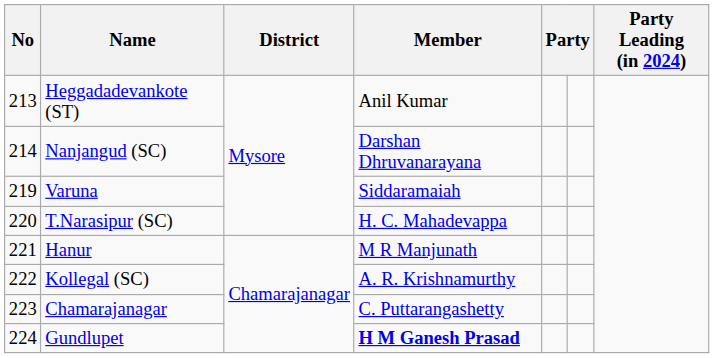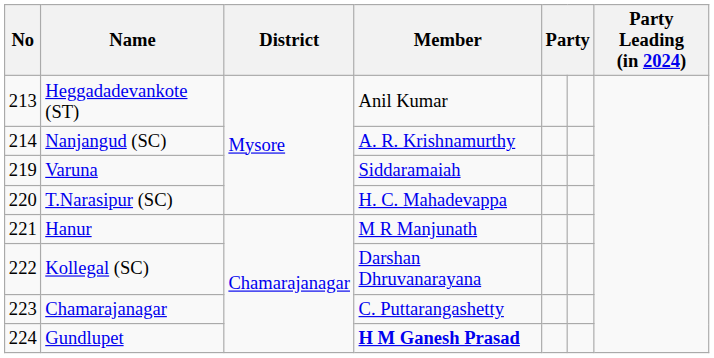(420, 151) Darshan Dhruvanarayana -> (437, 140) A. R. Krishnamurthy
(437, 279) A. R. Krishnamurthy -> (420, 268) Darshan Dhruvanarayana
